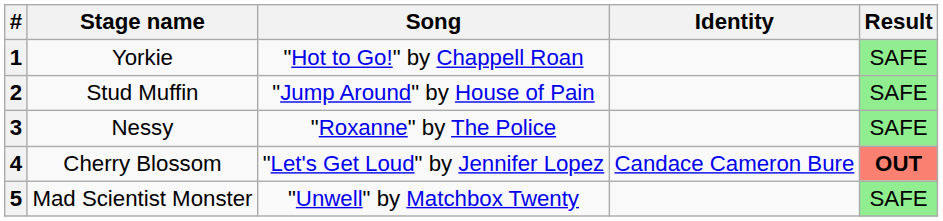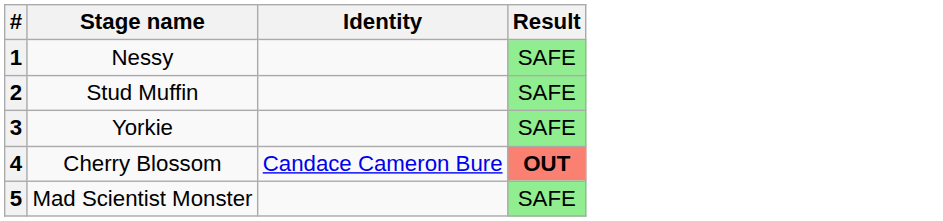- column: (433, 22)
(142, 57) Yorkie -> (142, 57) Nessy
(142, 127) Nessy -> (142, 127) Yorkie
